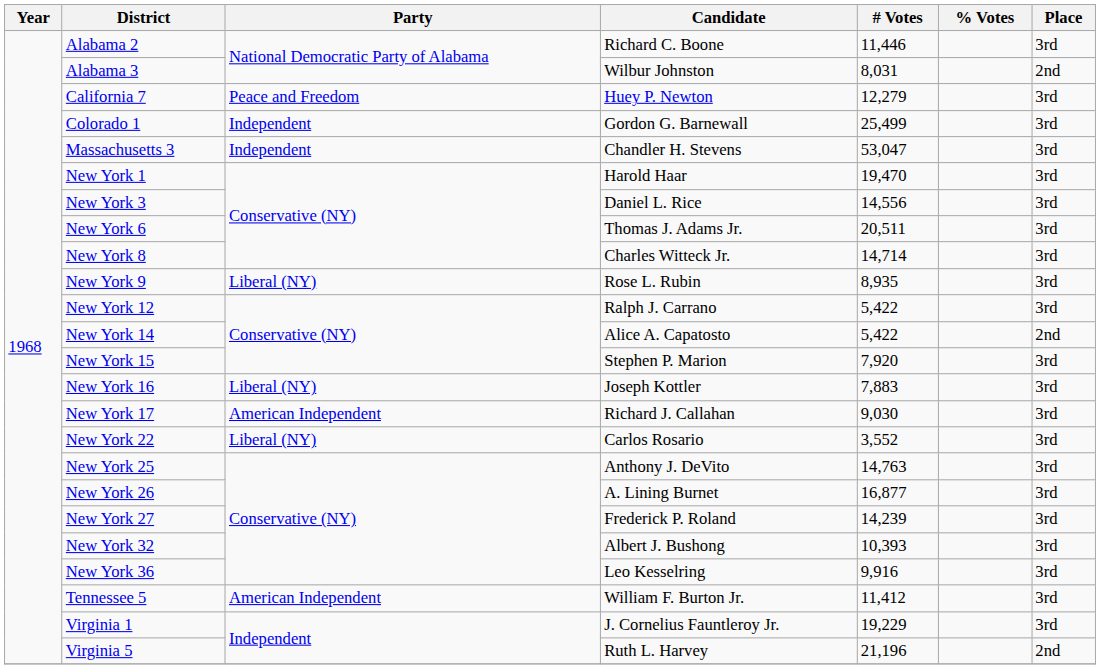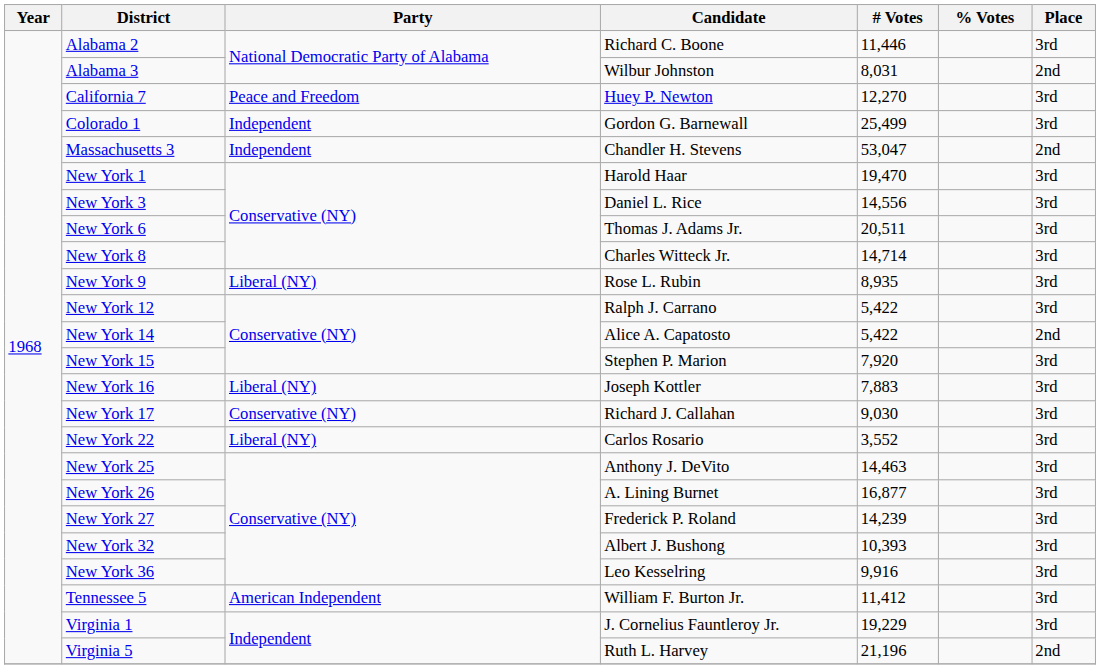(884, 96) 12,279 -> (884, 96) 12,270
(1046, 149) 3rd -> (1048, 149) 2nd
(305, 413) American Independent -> (293, 413) Conservative (NY)
(884, 466) 14,763 -> (884, 466) 14,463
